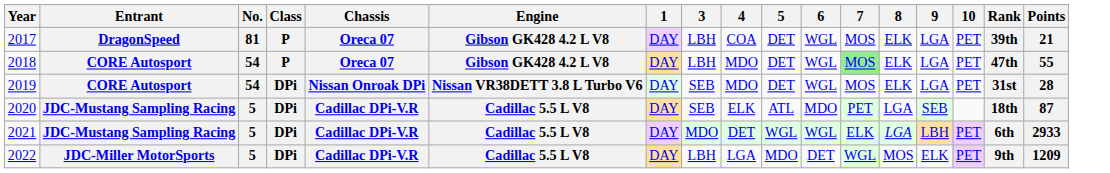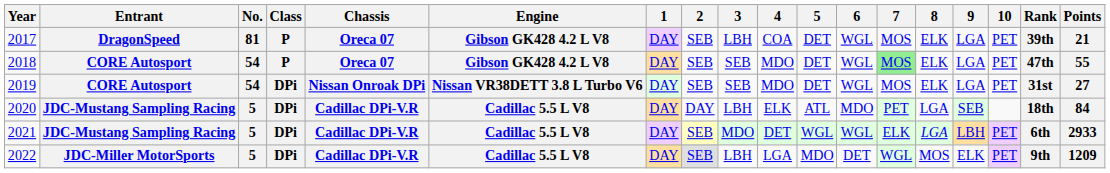+ column: (700, 15)
(702, 62) LBH -> (738, 62) SEB
(1046, 85) 28 -> (1082, 85) 27
(702, 109) SEB -> (738, 109) LBH
(1046, 109) 87 -> (1082, 109) 84
